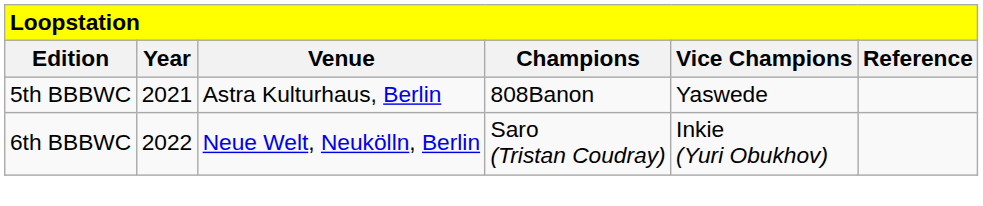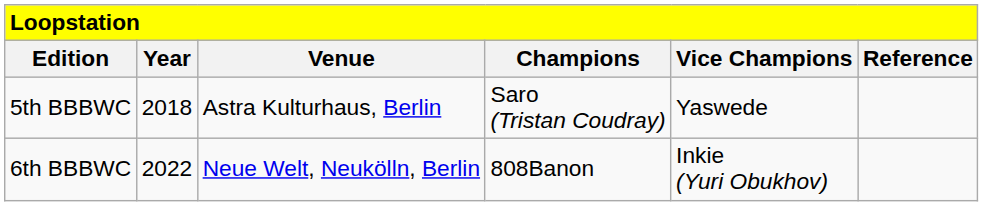(167, 94) 2021 -> (167, 107) 2018
(542, 94) 808Banon -> (578, 107) Saro (Tristan Coudray)
(578, 143) Saro (Tristan Coudray) -> (542, 168) 808Banon
